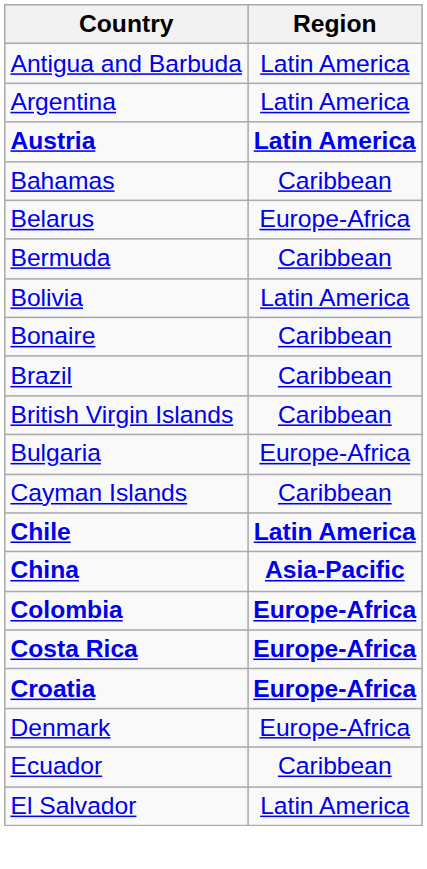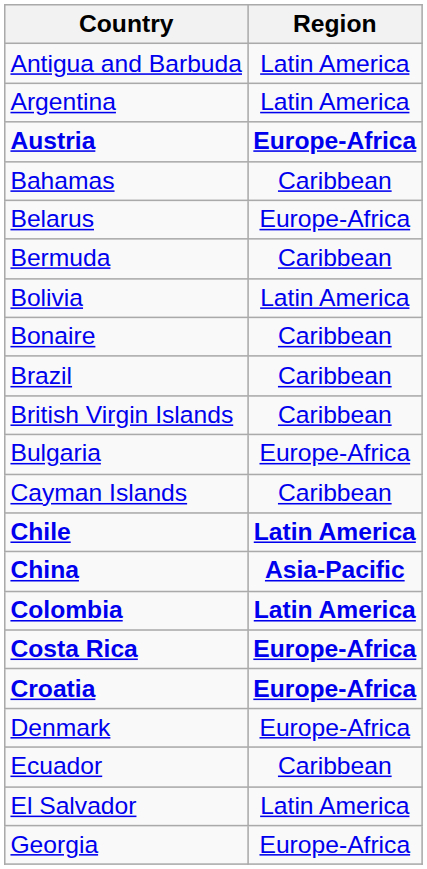(335, 141) Latin America -> (335, 141) Europe-Africa
(335, 610) Europe-Africa -> (335, 610) Latin America
+ row: (54, 844)
